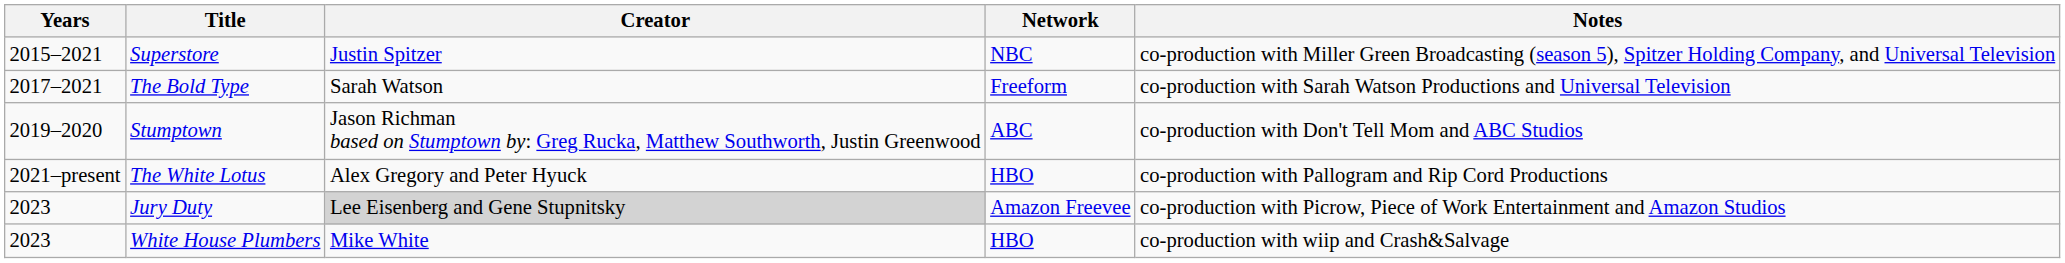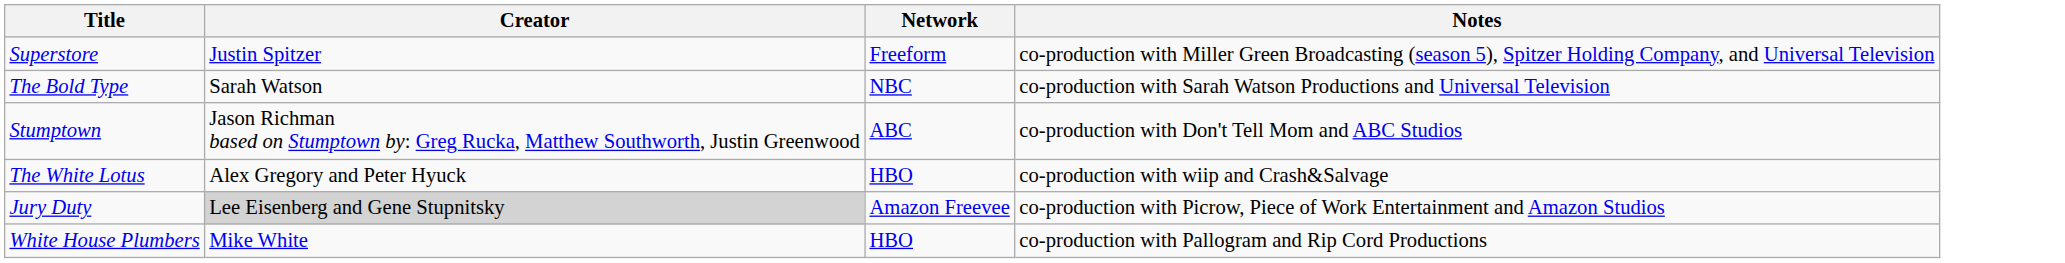- column: (65, 20)
(1011, 53) NBC -> (908, 53) Freeform
(1029, 86) Freeform -> (891, 86) NBC
(1374, 175) co-production with Pallogram and Rip Cord Productions -> (1204, 175) co-production with wiip and Crash&Salvage
(1325, 240) co-production with wiip and Crash&Salvage -> (1253, 240) co-production with Pallogram and Rip Cord Productions
